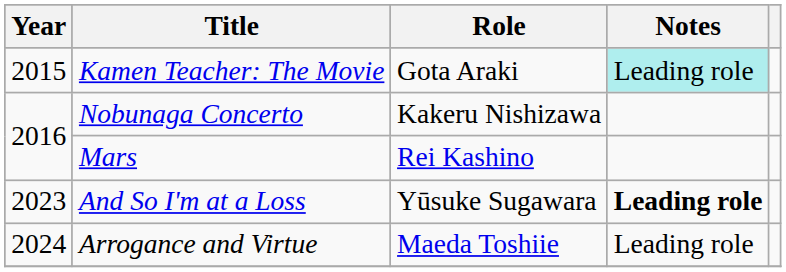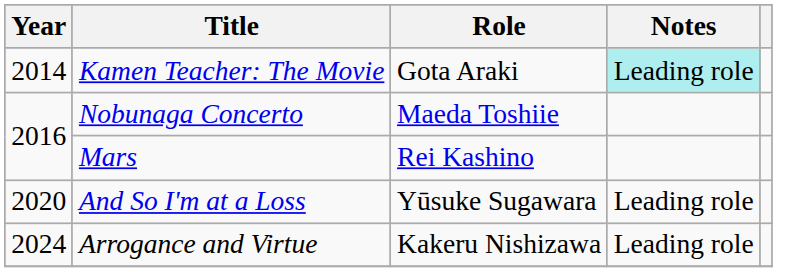(39, 69) 2015 -> (39, 69) 2014
(499, 113) Kakeru Nishizawa -> (478, 113) Maeda Toshiie
(39, 200) 2023 -> (39, 200) 2020
(688, 200) bold -> (684, 200) normal
(478, 244) Maeda Toshiie -> (499, 244) Kakeru Nishizawa
